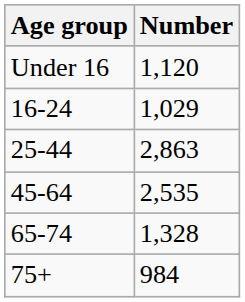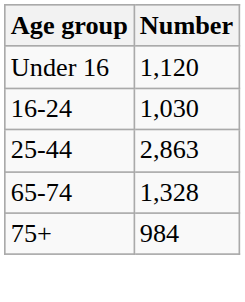(169, 108) 1,029 -> (169, 108) 1,030
- row: (41, 191)
